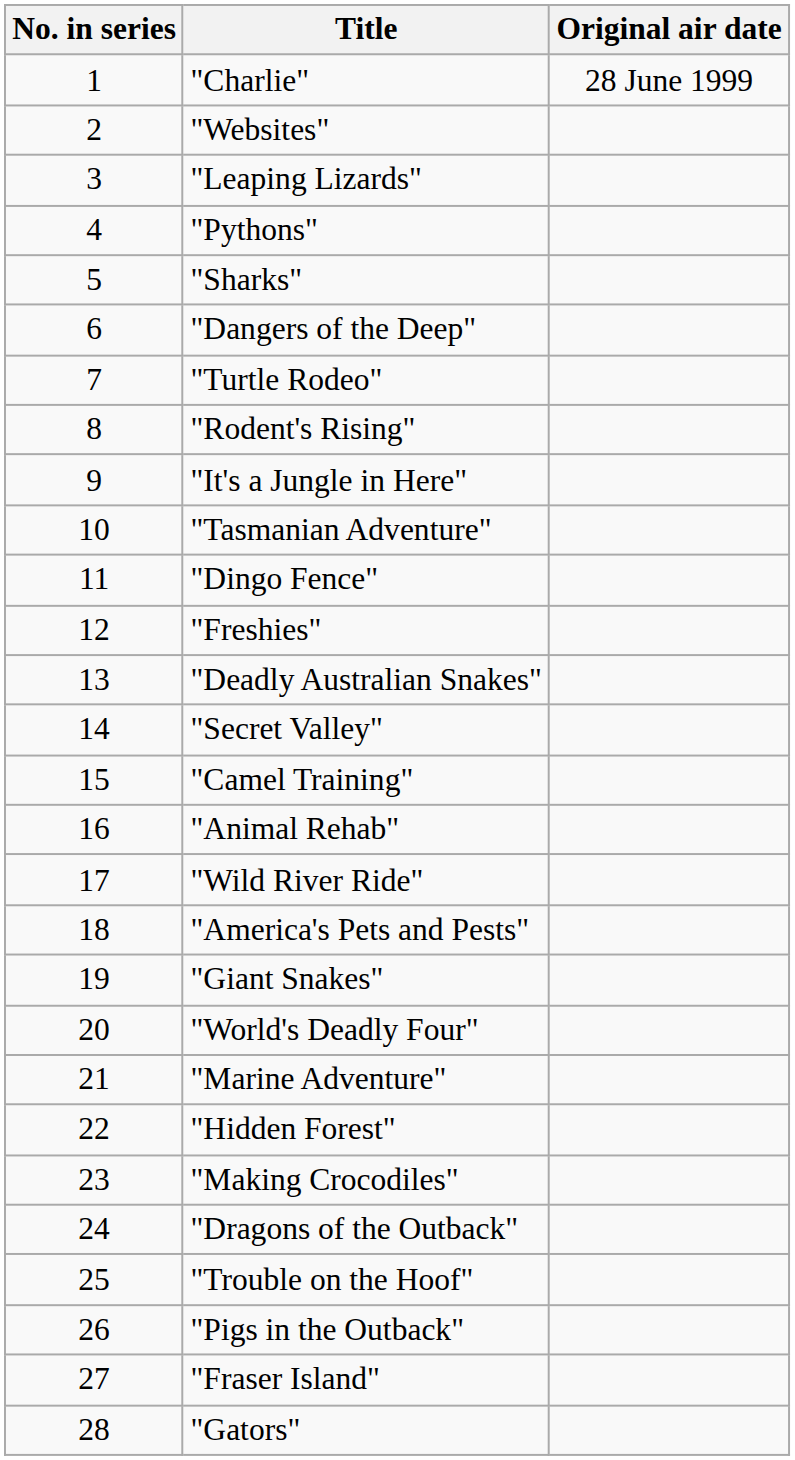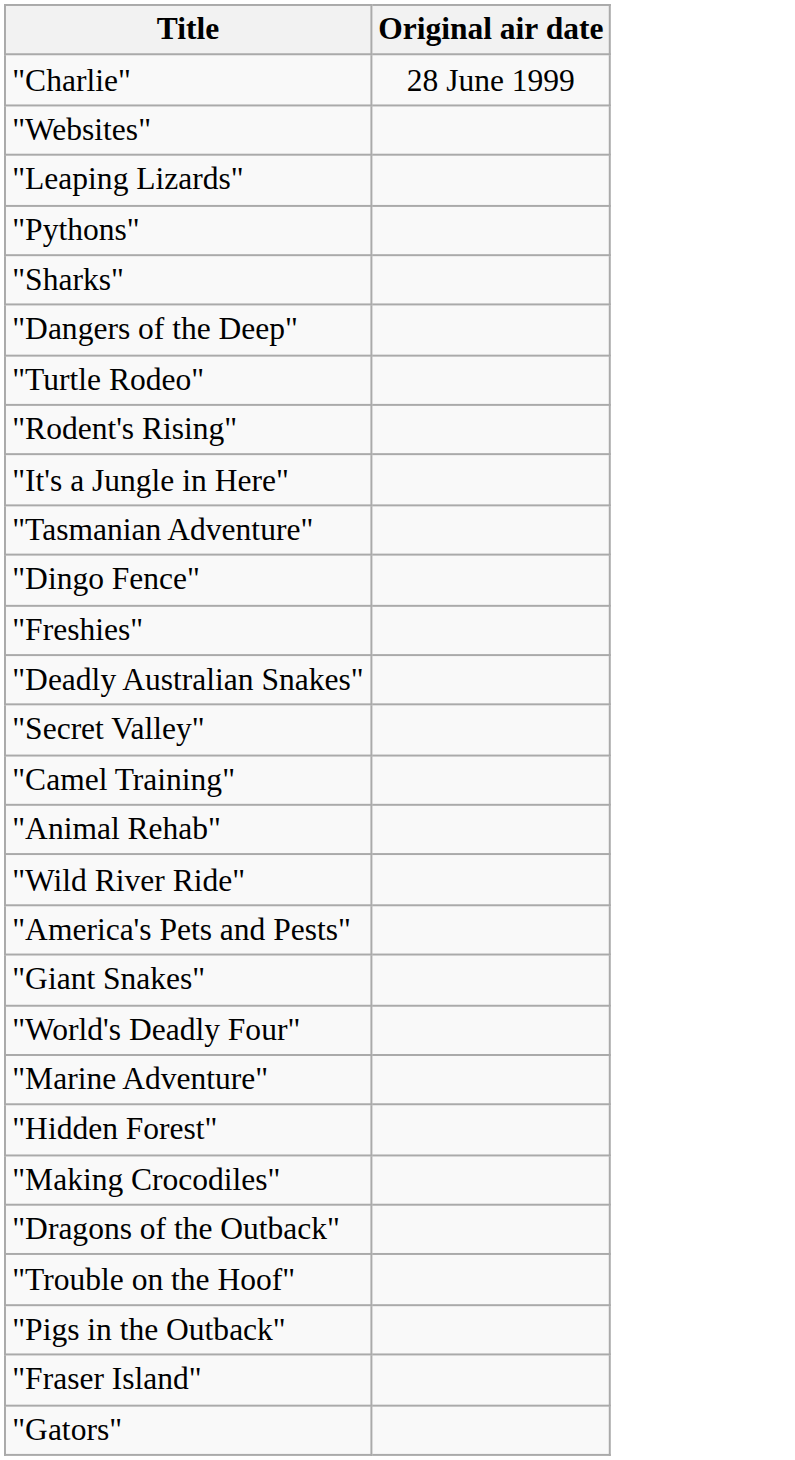- column: (94, 29)
